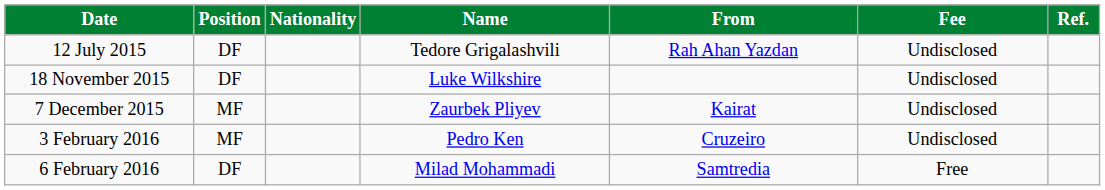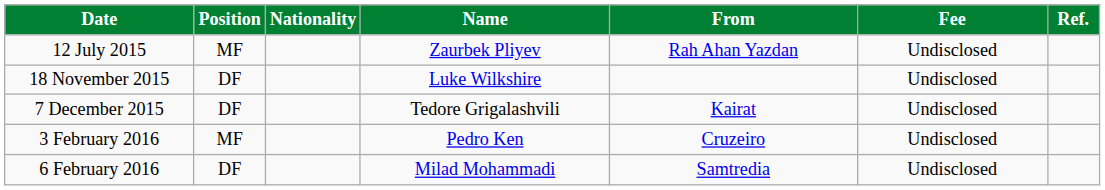(230, 49) DF -> (230, 49) MF
(485, 49) Tedore Grigalashvili -> (485, 49) Zaurbek Pliyev
(230, 109) MF -> (230, 109) DF
(485, 109) Zaurbek Pliyev -> (485, 109) Tedore Grigalashvili
(952, 169) Free -> (952, 169) Undisclosed
